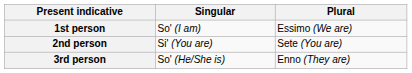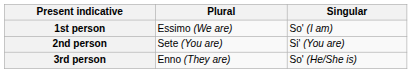columns swapped: (215, 12) <-> (341, 12)
